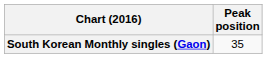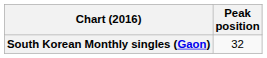(238, 44) 35 -> (238, 44) 32
